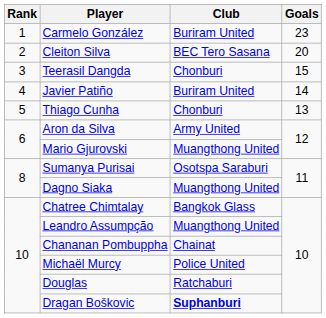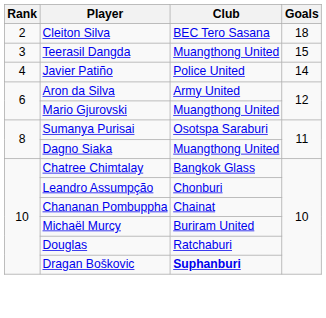- row: (93, 33)
(302, 52) 20 -> (302, 33) 18
(198, 71) Chonburi -> (226, 52) Muangthong United
(214, 91) Buriram United -> (209, 71) Police United
- row: (81, 110)
(226, 226) Muangthong United -> (198, 187) Chonburi
(209, 264) Police United -> (214, 226) Buriram United
